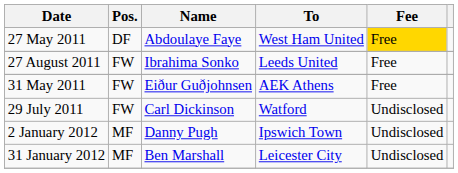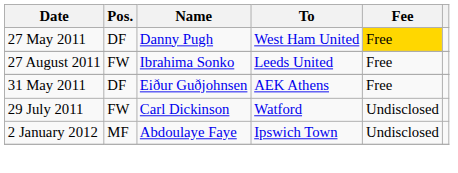(193, 39) Abdoulaye Faye -> (176, 39) Danny Pugh
(123, 86) FW -> (117, 86) DF
(181, 132) Danny Pugh -> (188, 132) Abdoulaye Faye
- row: (57, 156)
